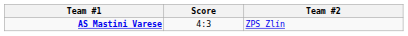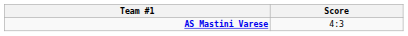- column: (323, 11)
